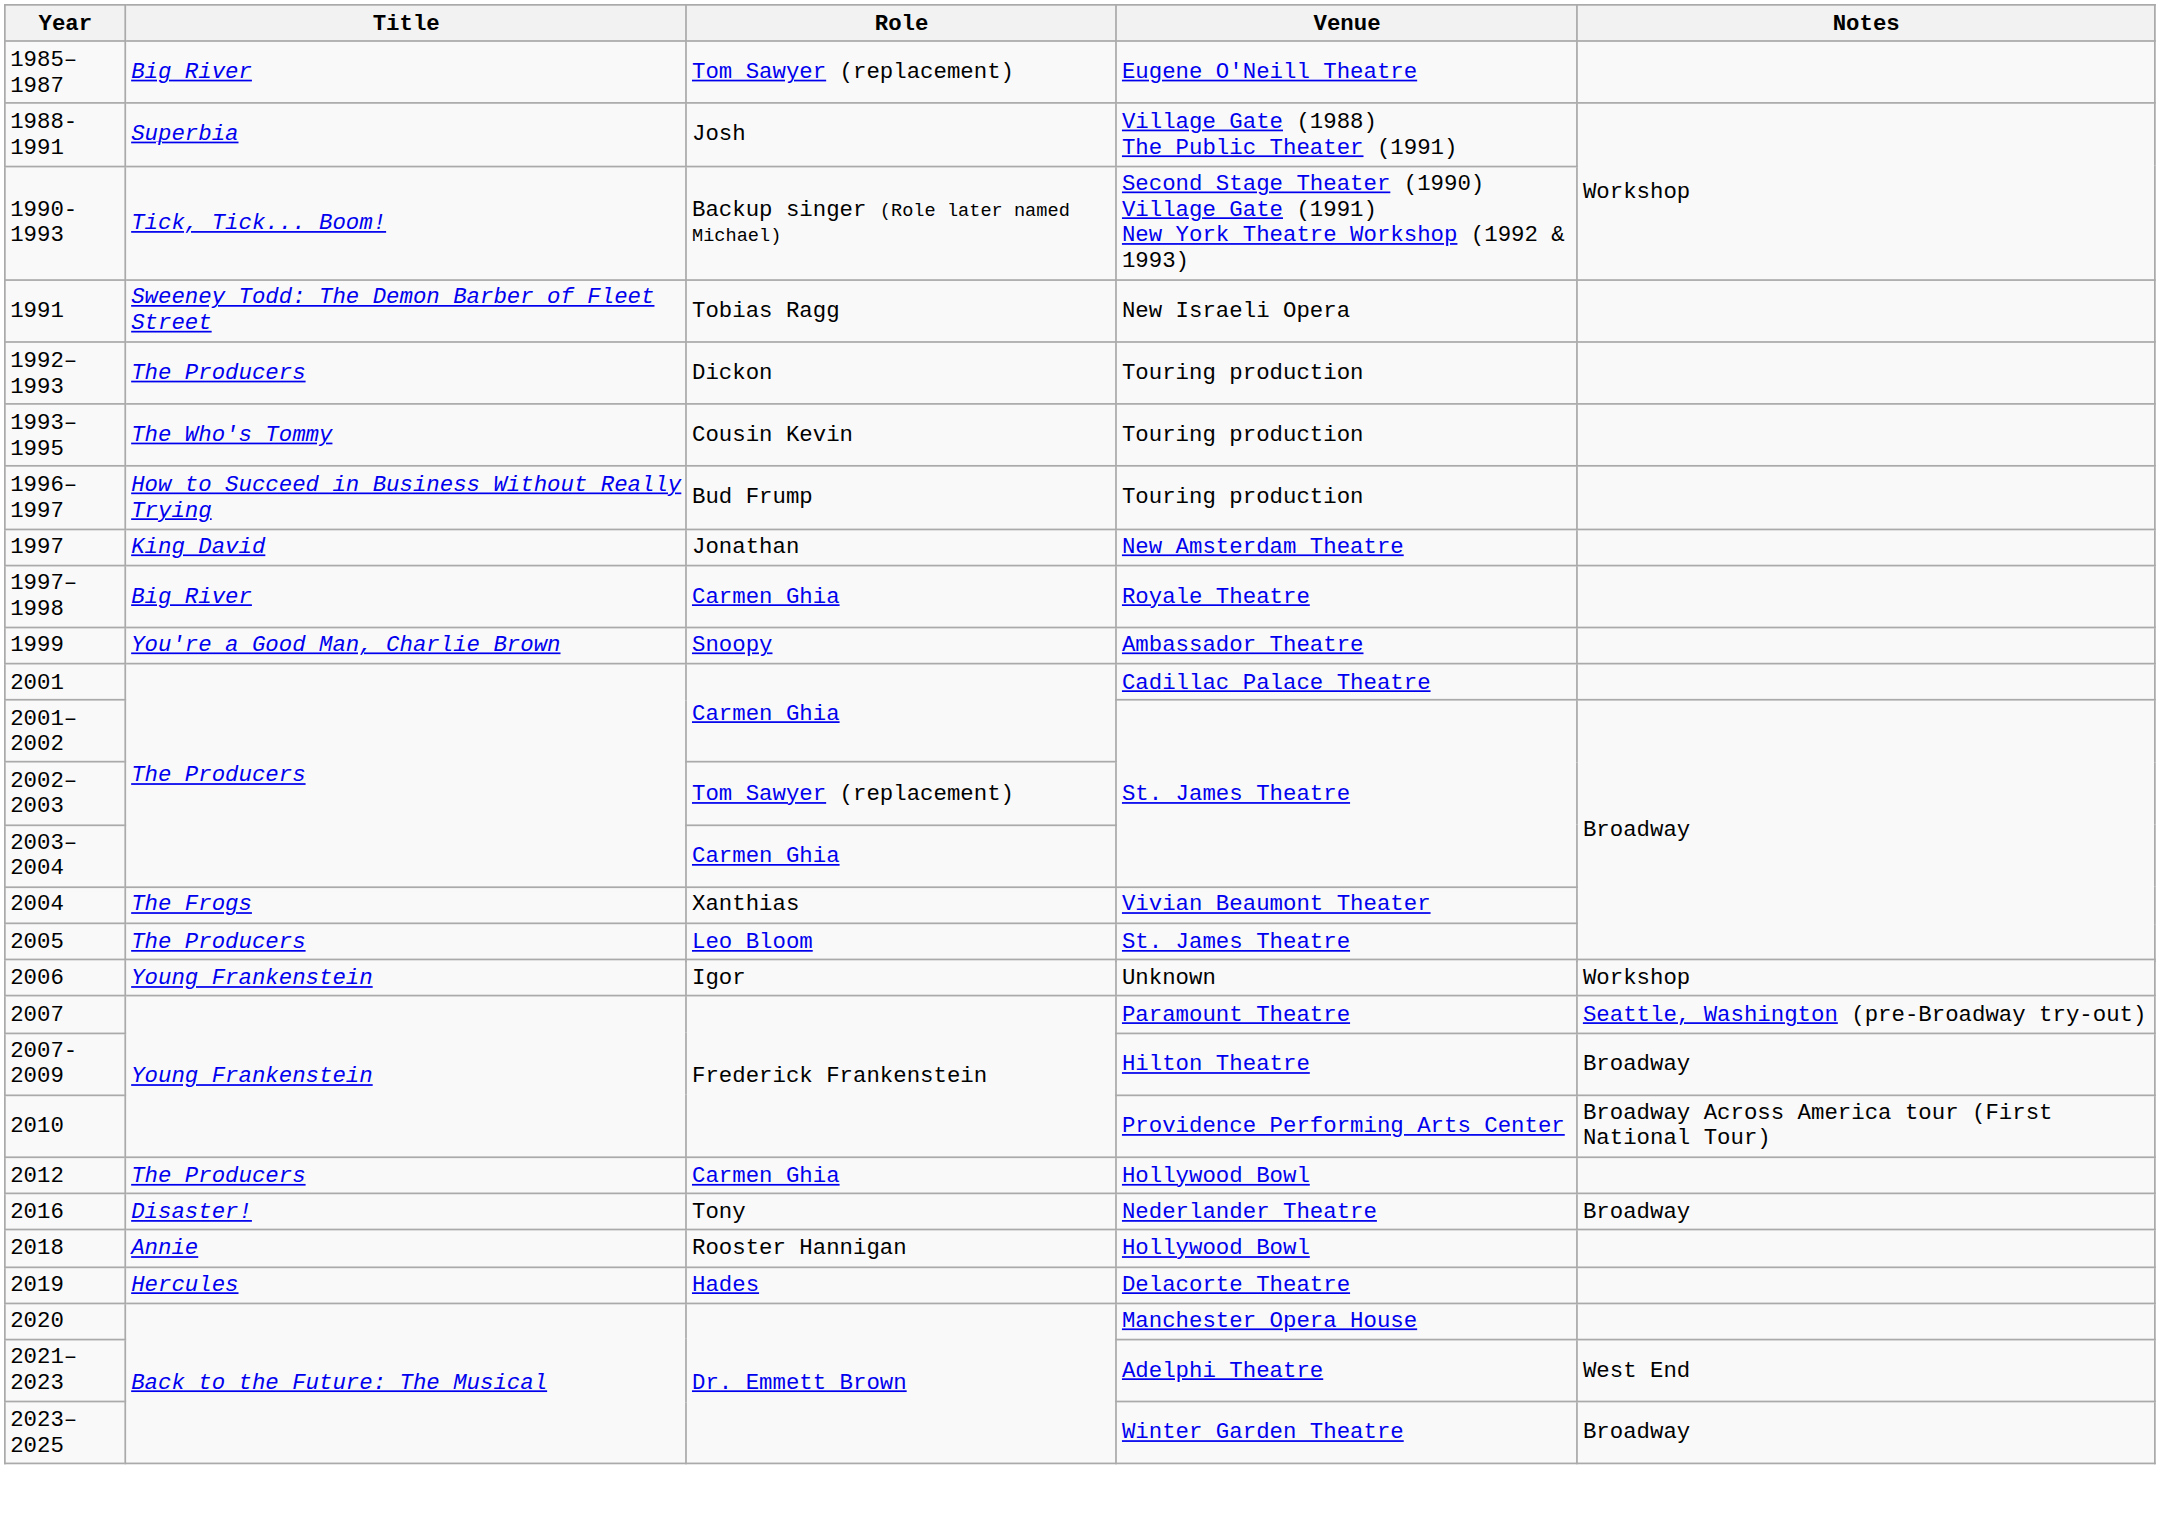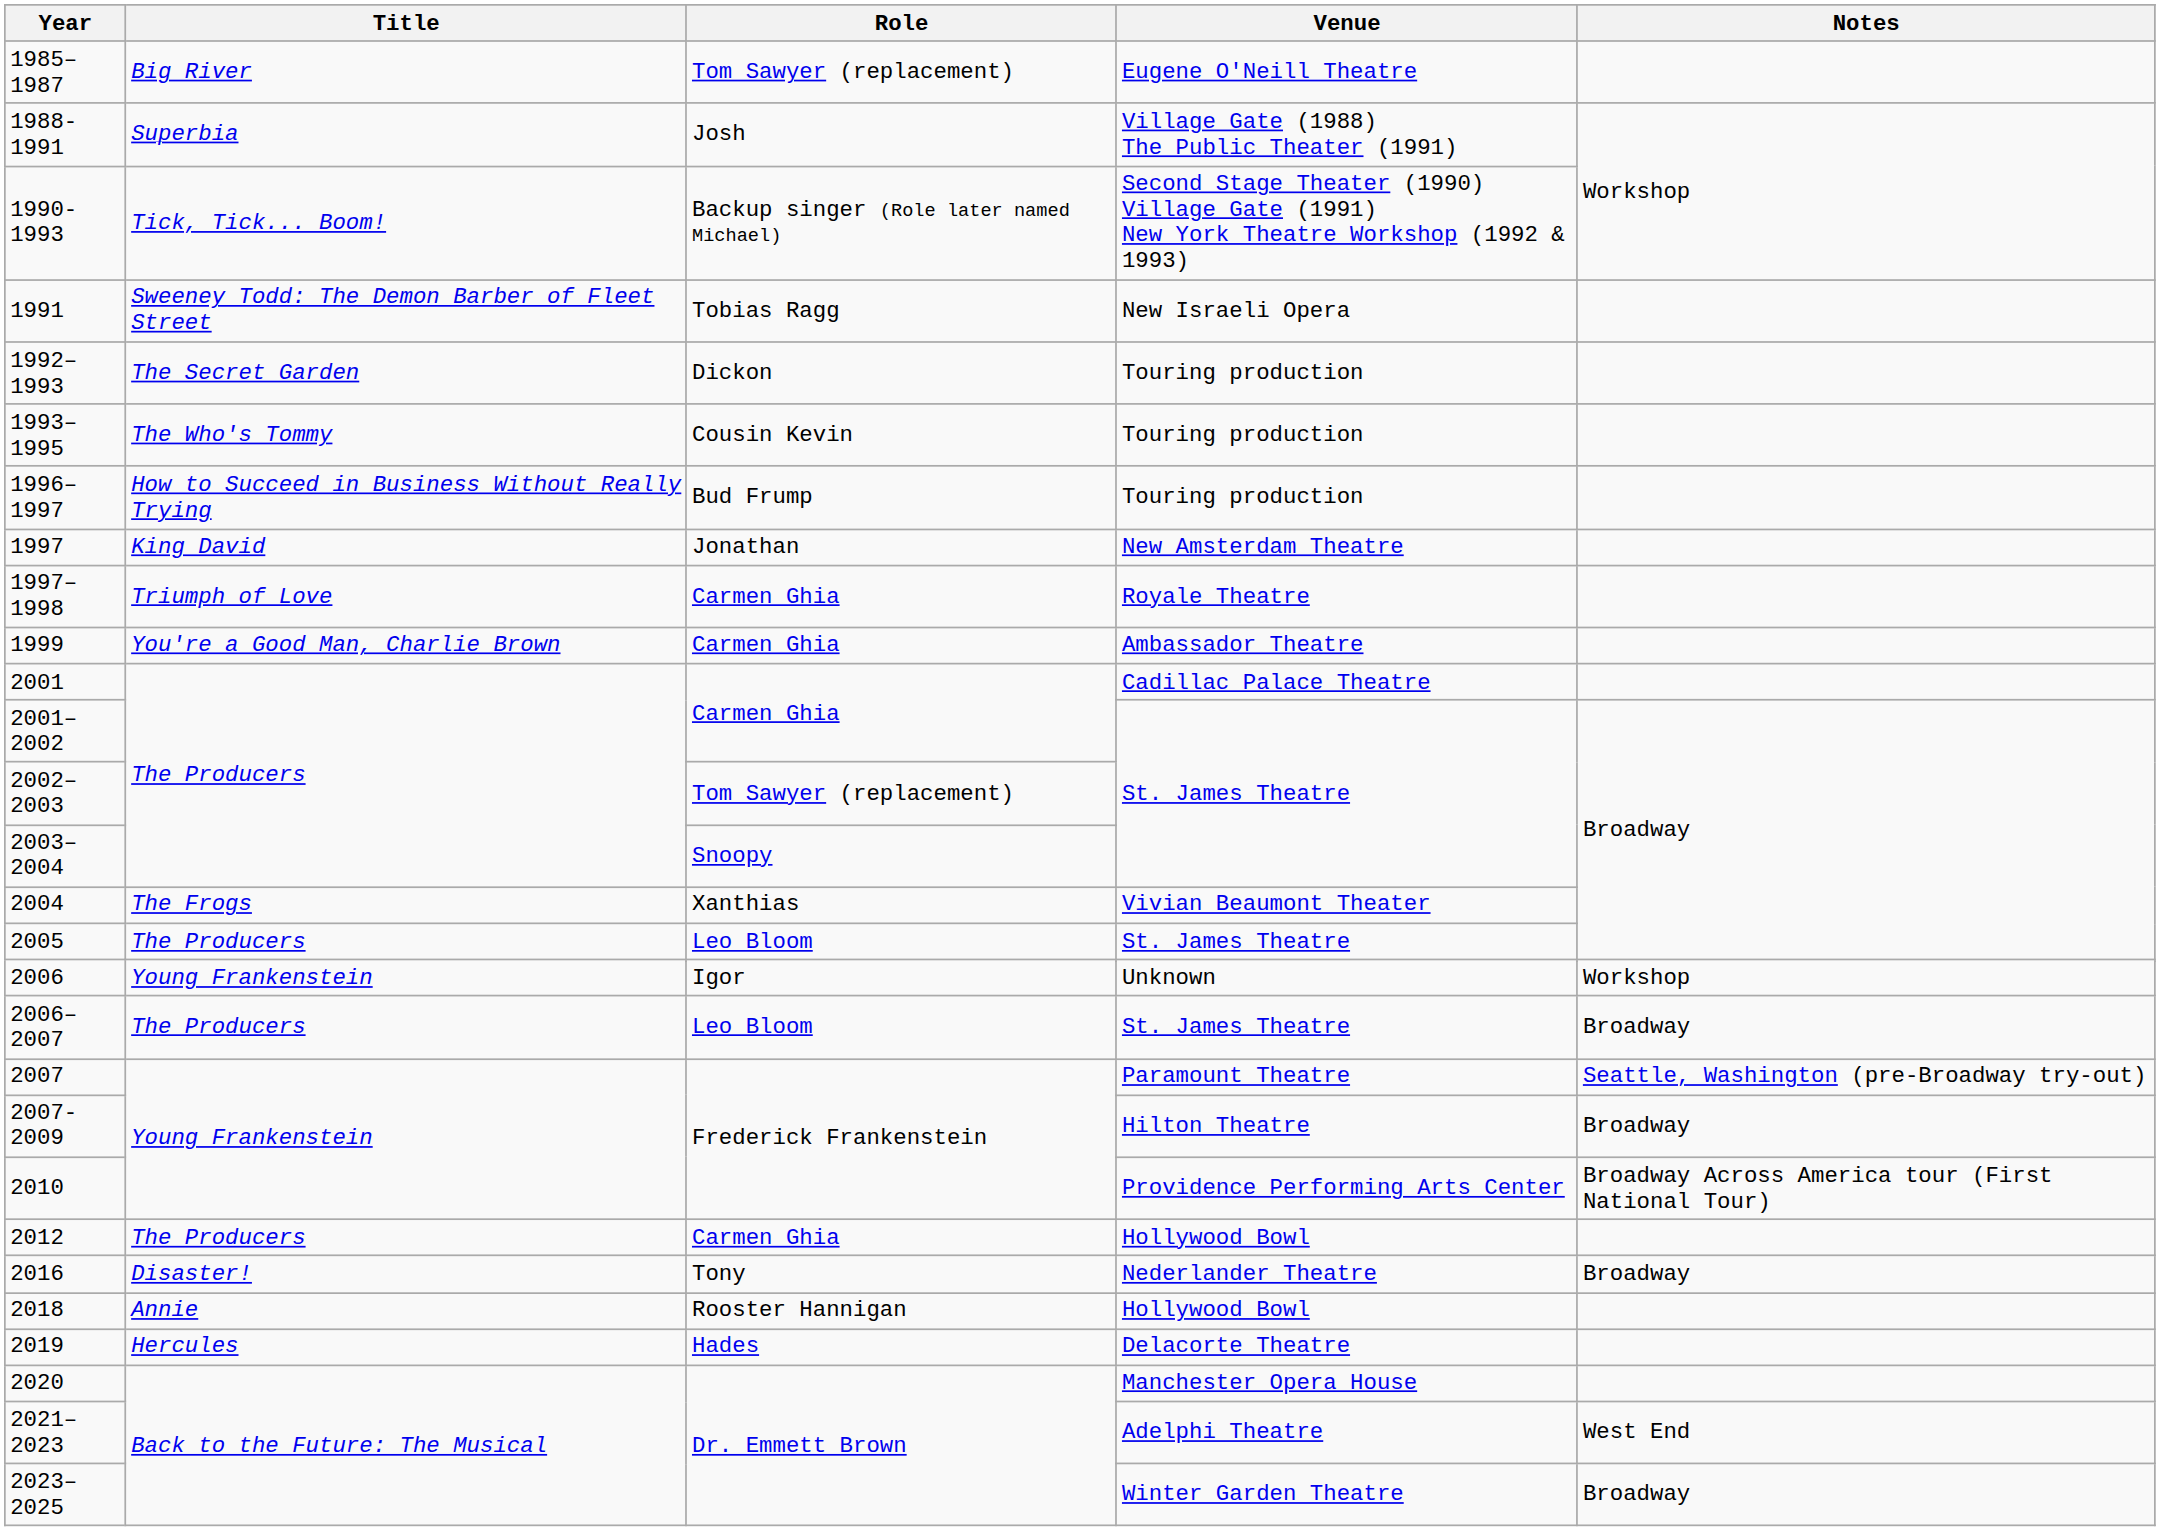(218, 373) The Producers -> (245, 373) The Secret Garden
(192, 596) Big River -> (232, 596) Triumph of Love
(732, 646) Snoopy -> (766, 646) Carmen Ghia
(766, 856) Carmen Ghia -> (732, 856) Snoopy
+ row: (44, 1027)
